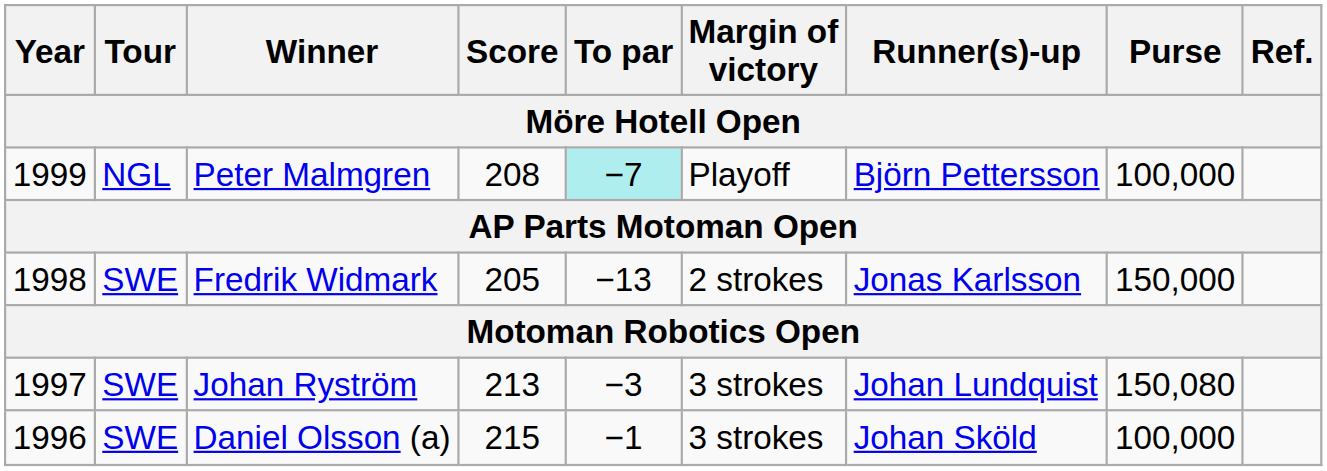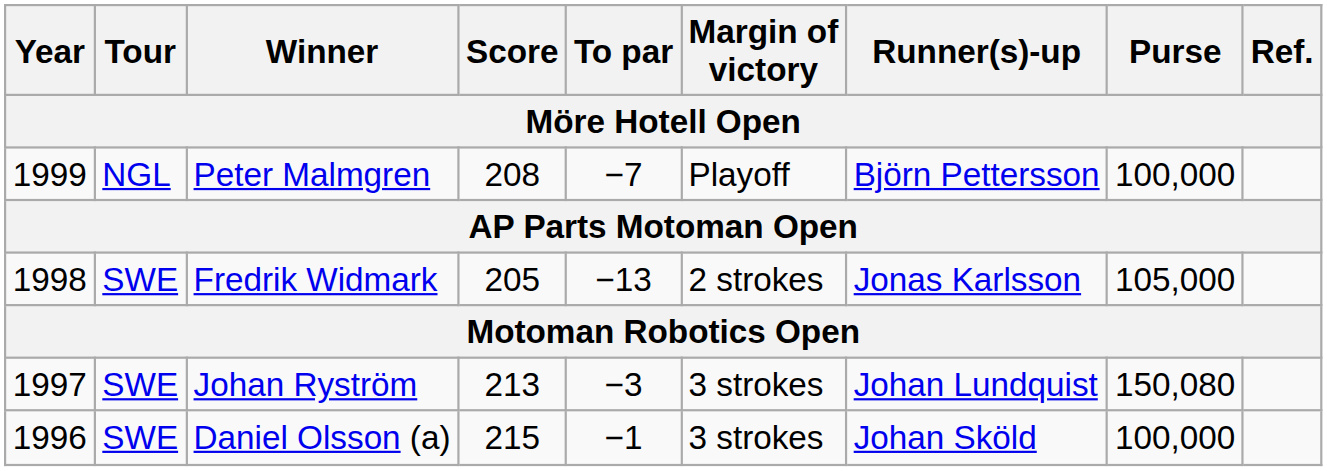(623, 174) paleturquoise background -> (623, 174) no background
(1175, 280) 150,000 -> (1175, 280) 105,000
